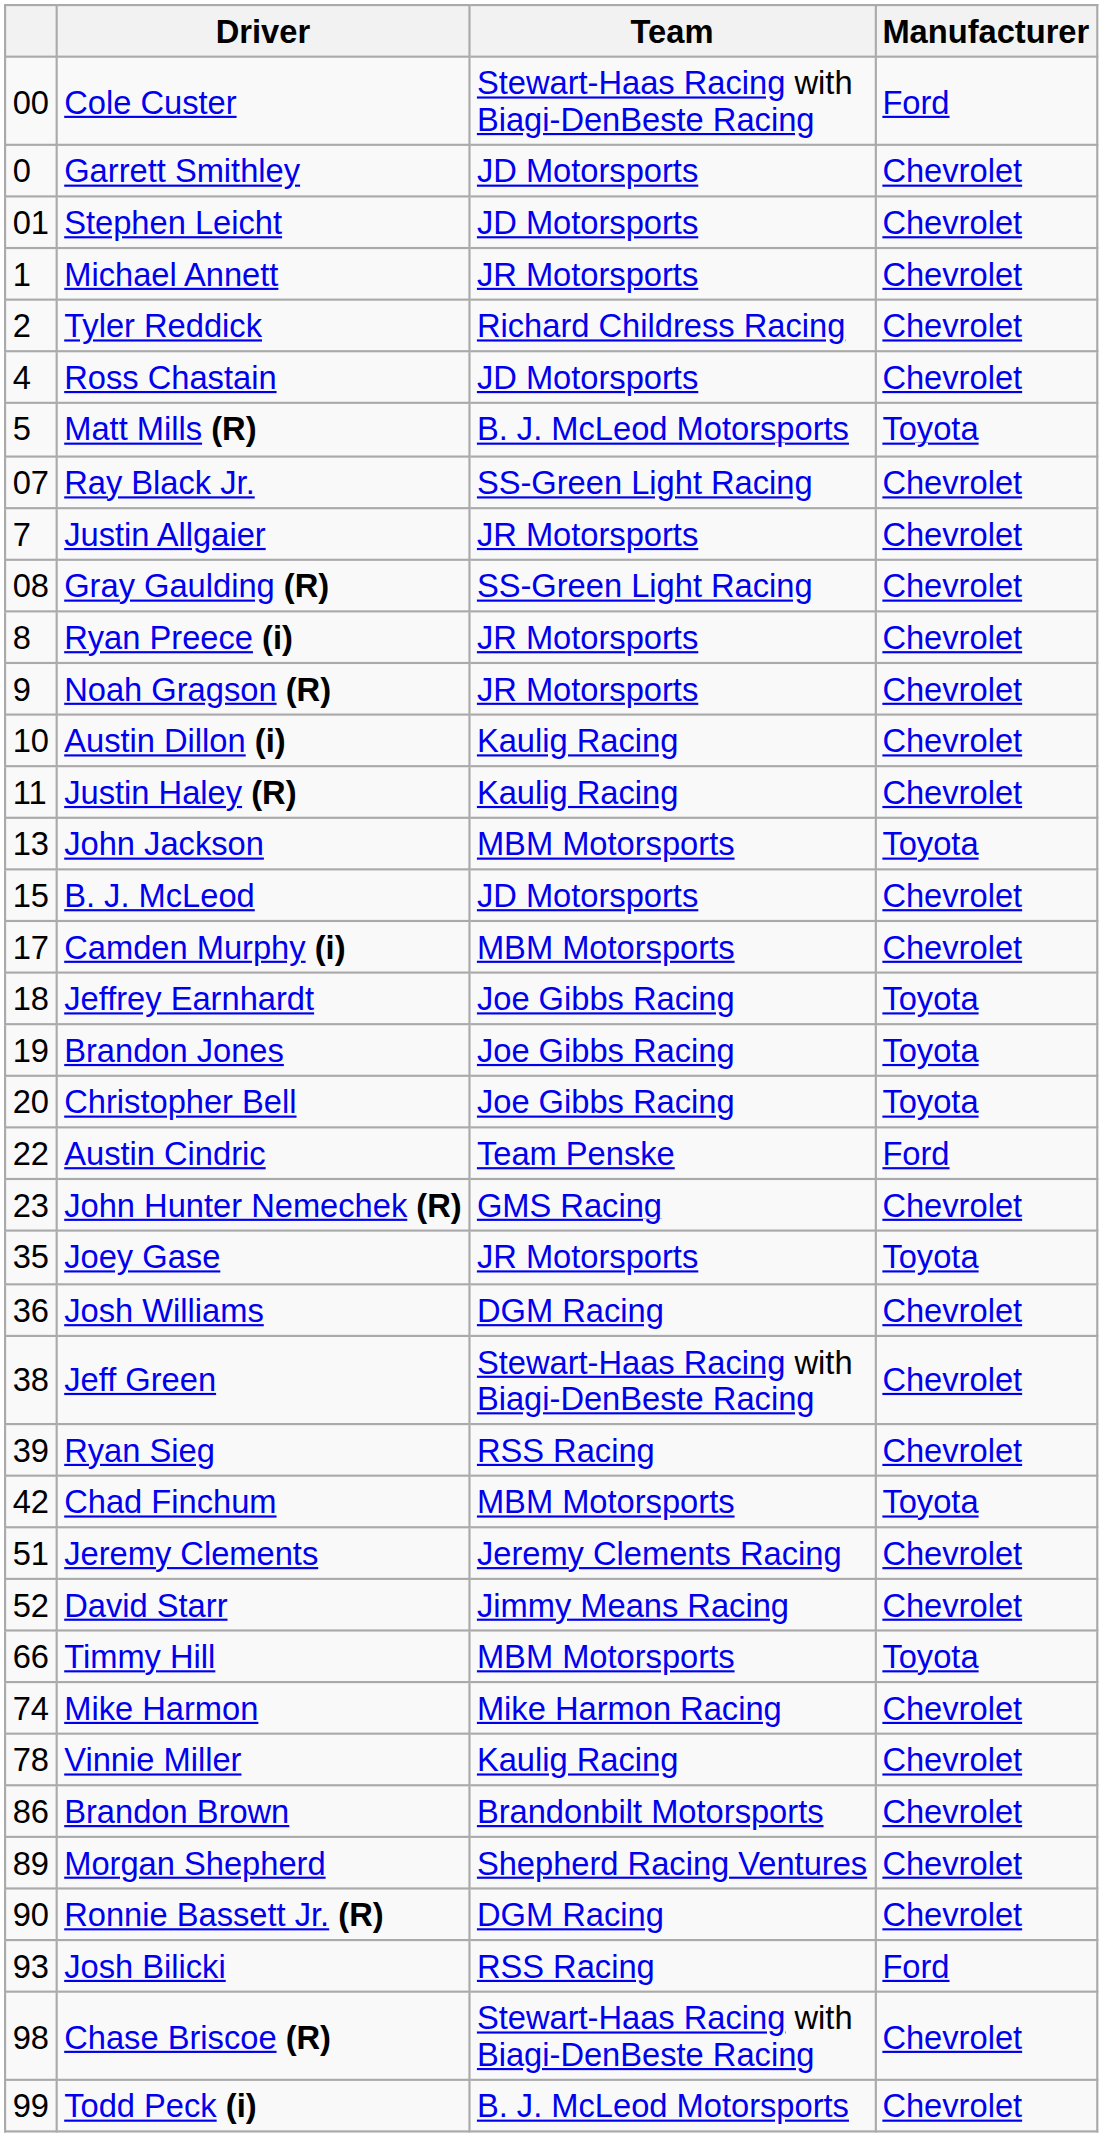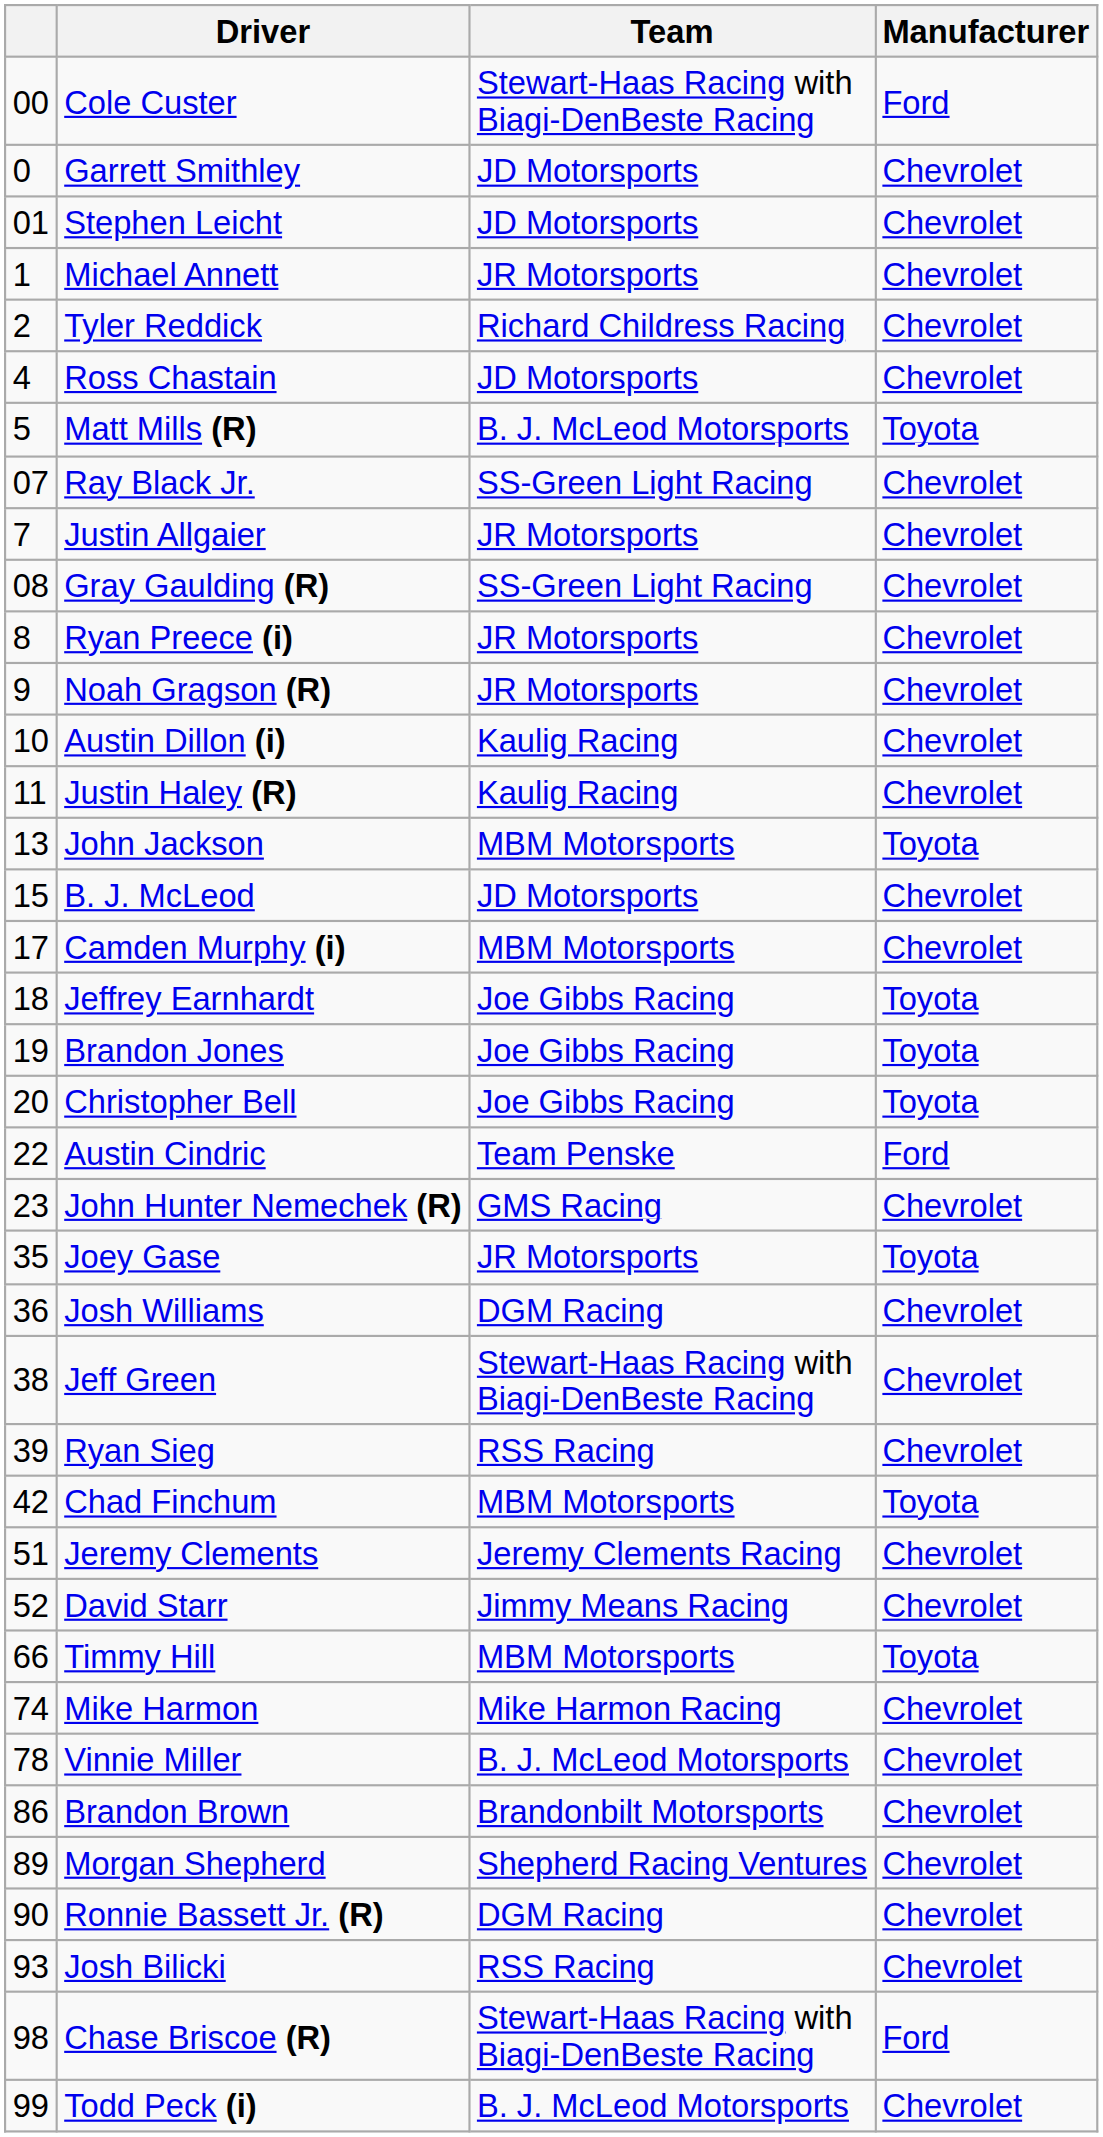(578, 1760) Kaulig Racing -> (663, 1760) B. J. McLeod Motorsports
(916, 1967) Ford -> (952, 1967) Chevrolet
(952, 2037) Chevrolet -> (916, 2037) Ford
